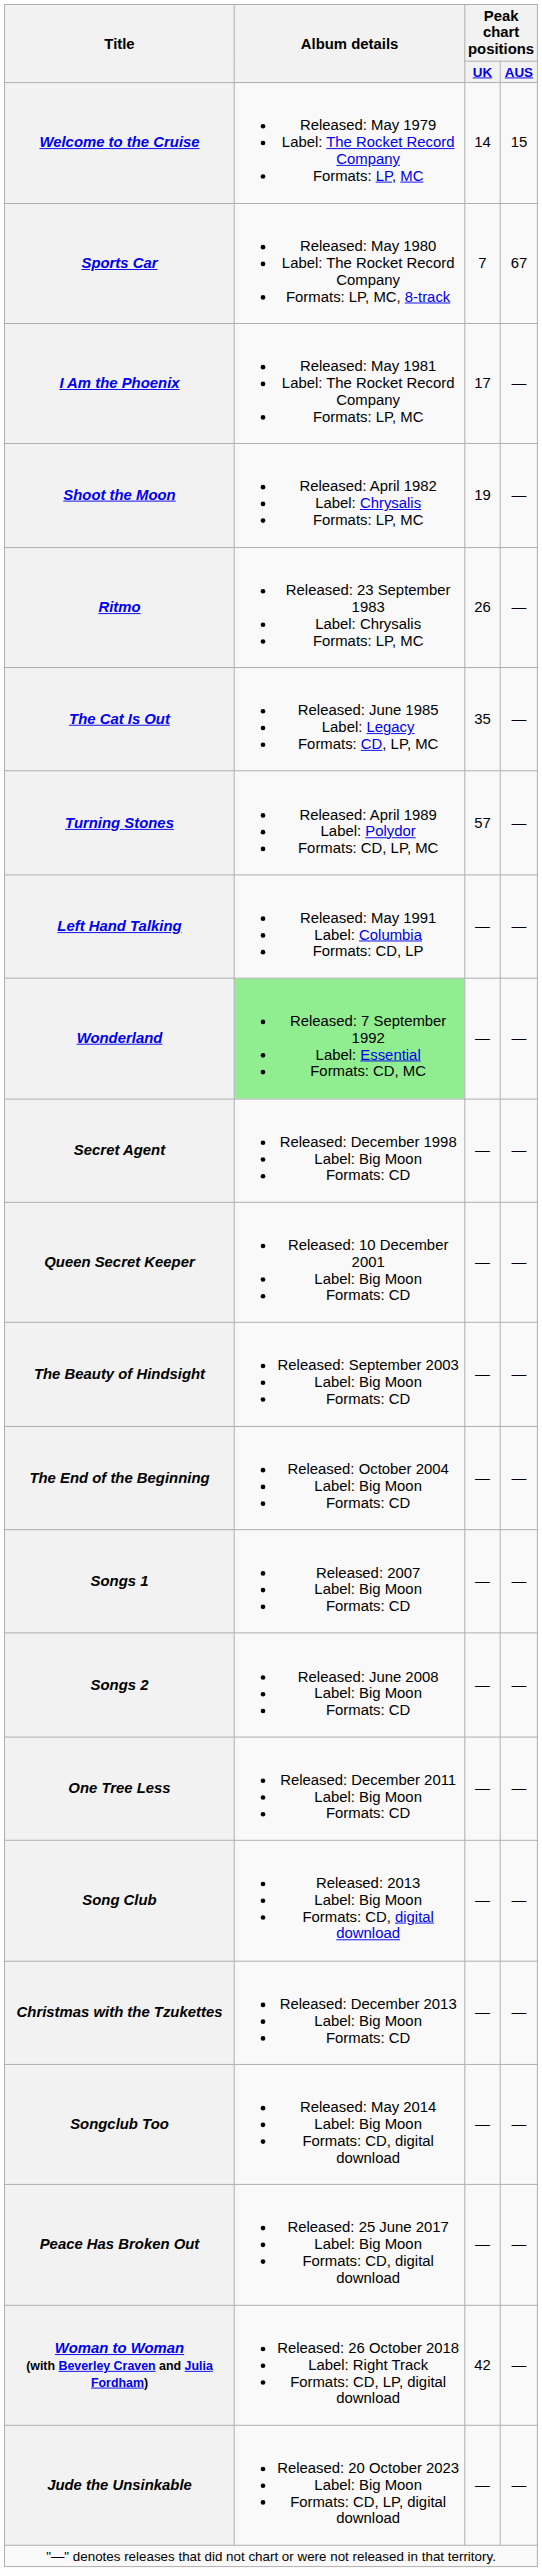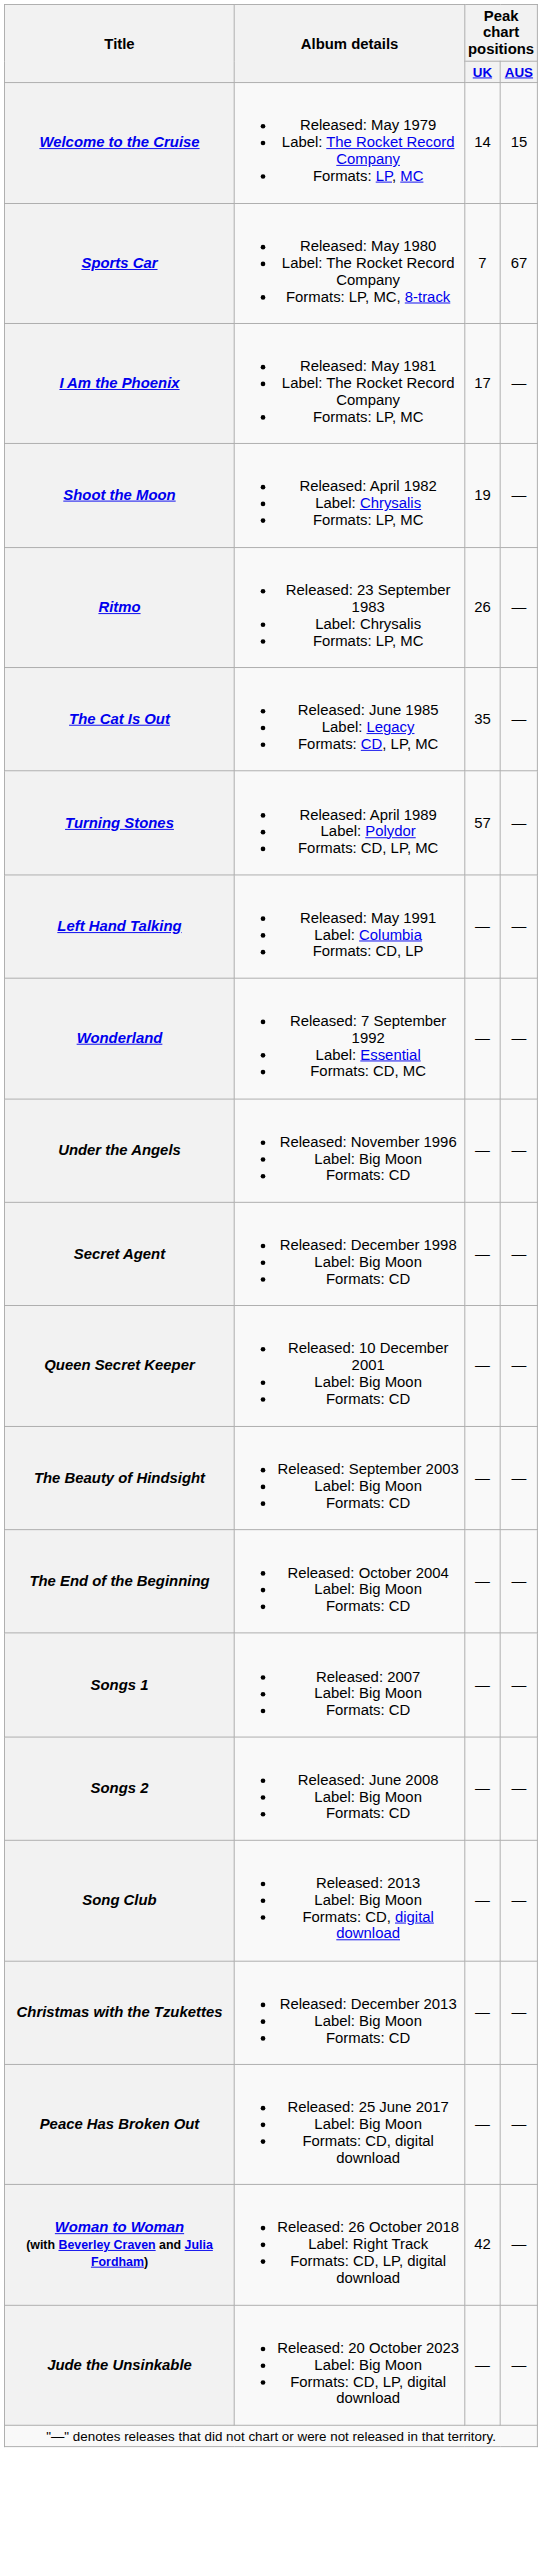(350, 1047) lightgreen background -> (350, 1047) no background
+ row: (119, 1150)
- row: (119, 1788)
- row: (119, 2124)
